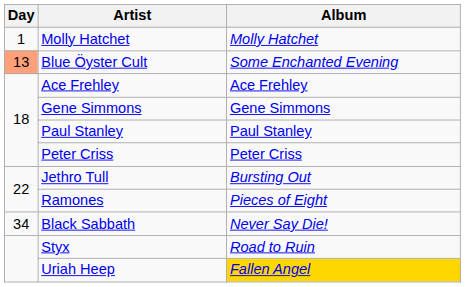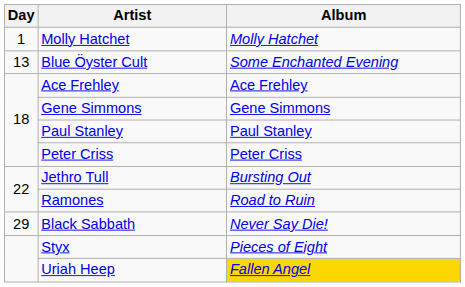(21, 62) lightsalmon background -> (21, 62) no background
(279, 200) Pieces of Eight -> (272, 200) Road to Ruin
(21, 223) 34 -> (21, 223) 29
(272, 246) Road to Ruin -> (279, 246) Pieces of Eight
